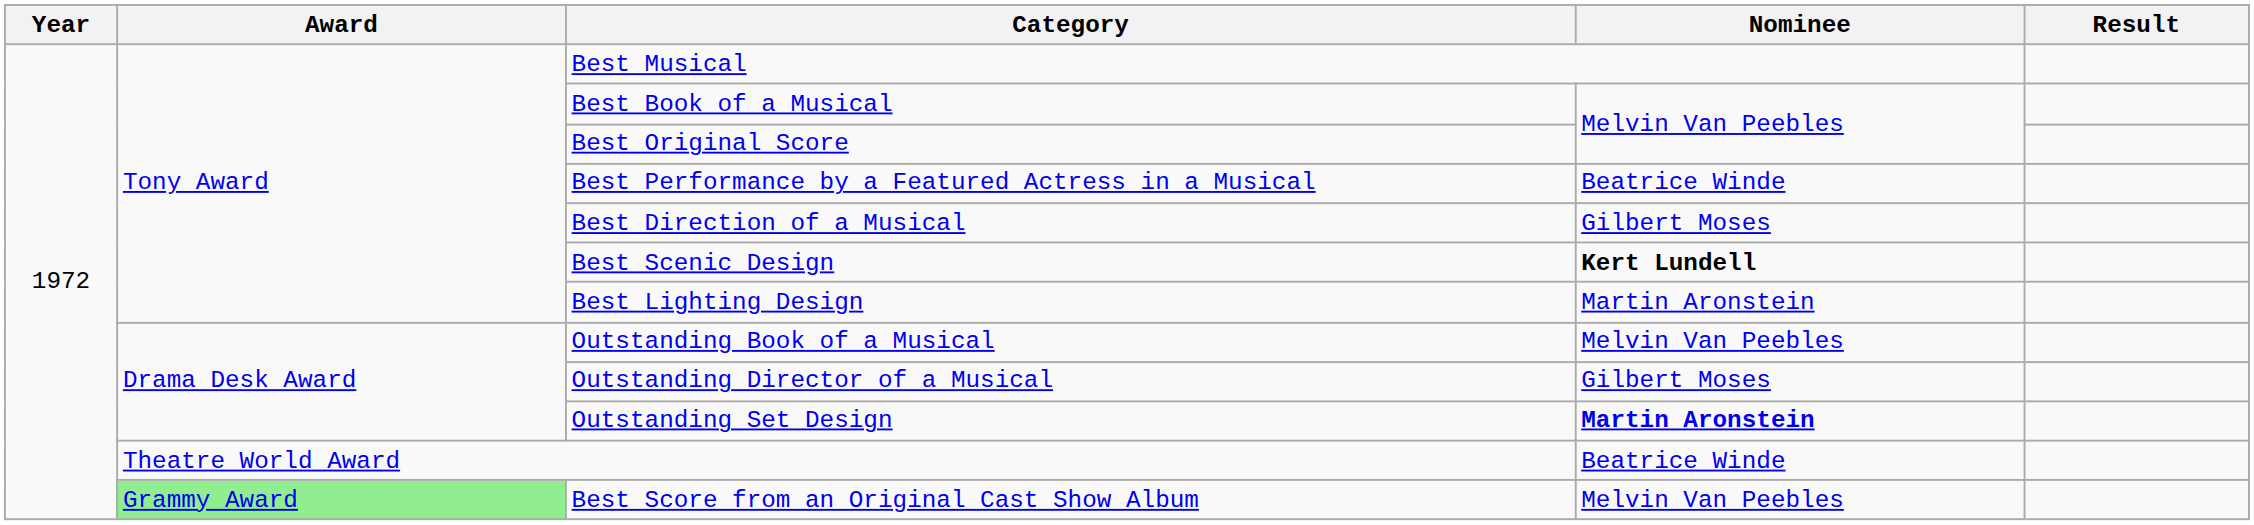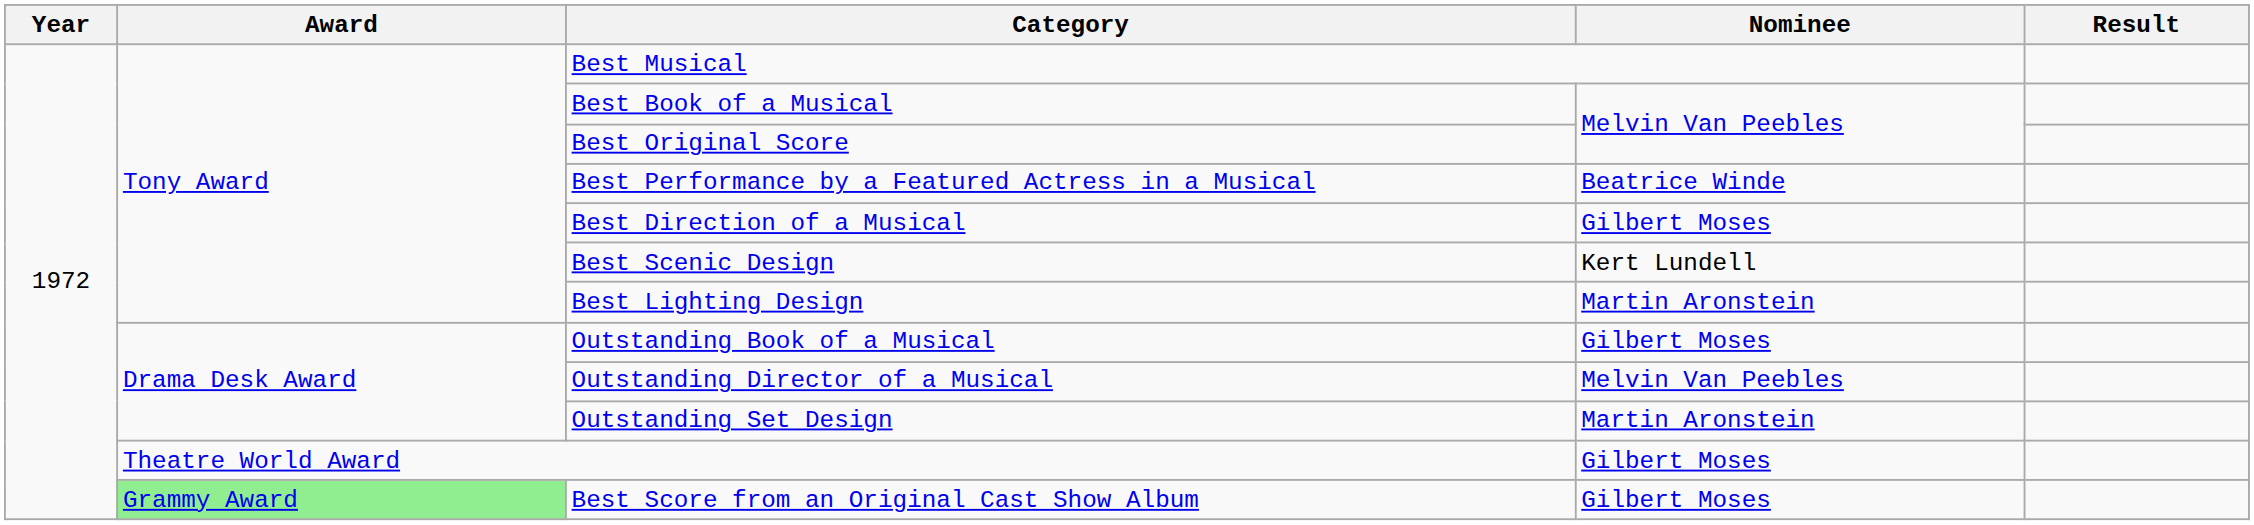(1669, 262) bold -> (1669, 262) normal
(1713, 342) Melvin Van Peebles -> (1676, 342) Gilbert Moses
(1676, 381) Gilbert Moses -> (1713, 381) Melvin Van Peebles
(1698, 421) bold -> (1698, 421) normal
(1683, 461) Beatrice Winde -> (1676, 461) Gilbert Moses
(1713, 500) Melvin Van Peebles -> (1676, 500) Gilbert Moses
